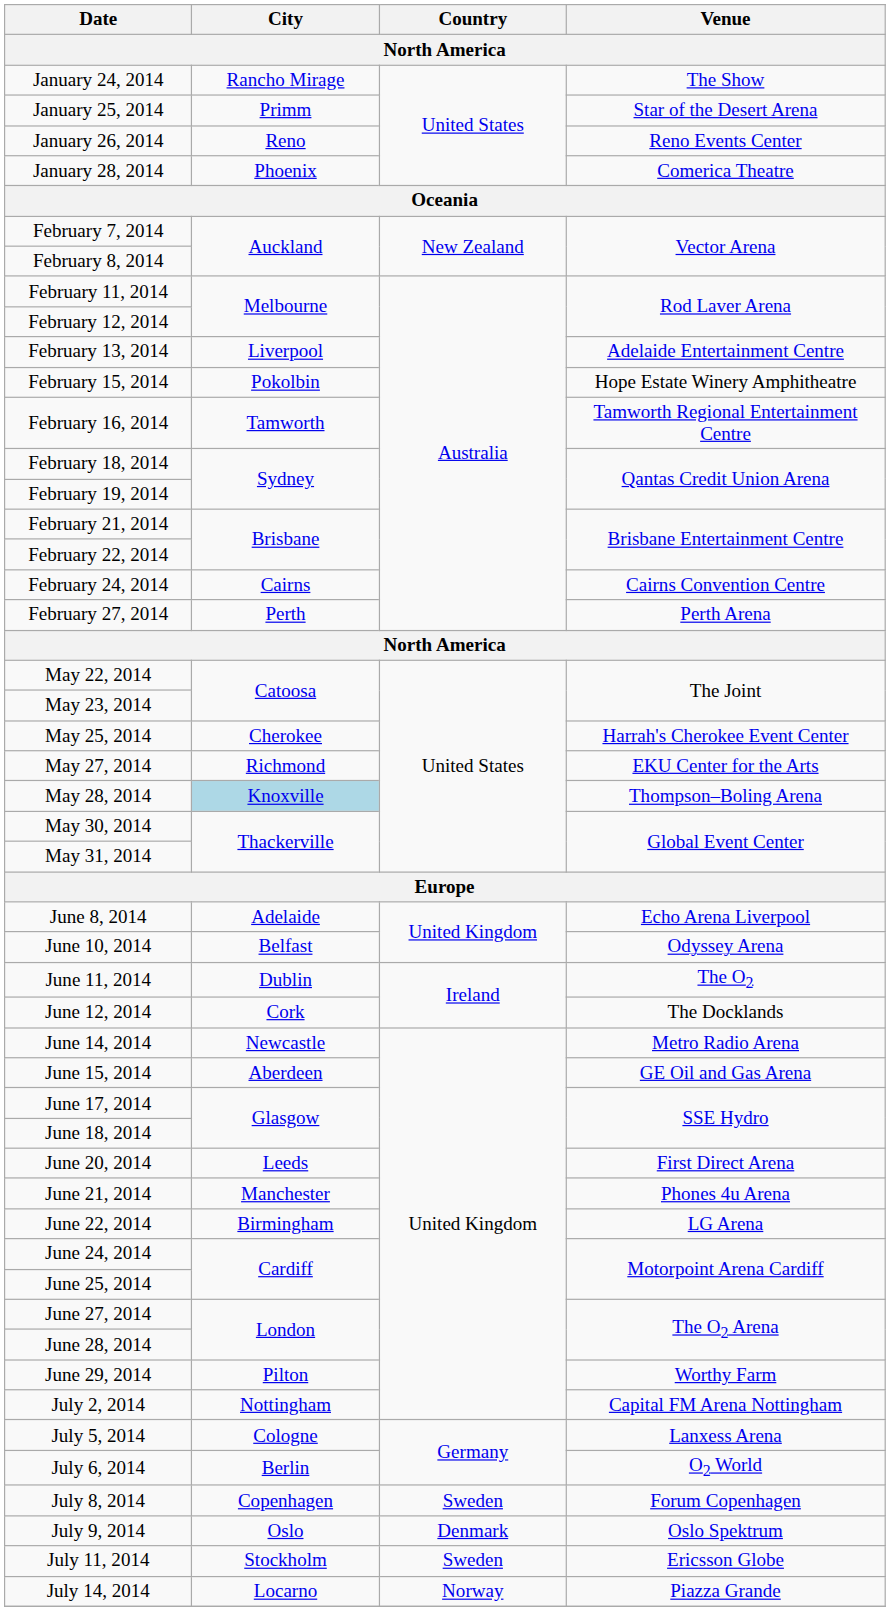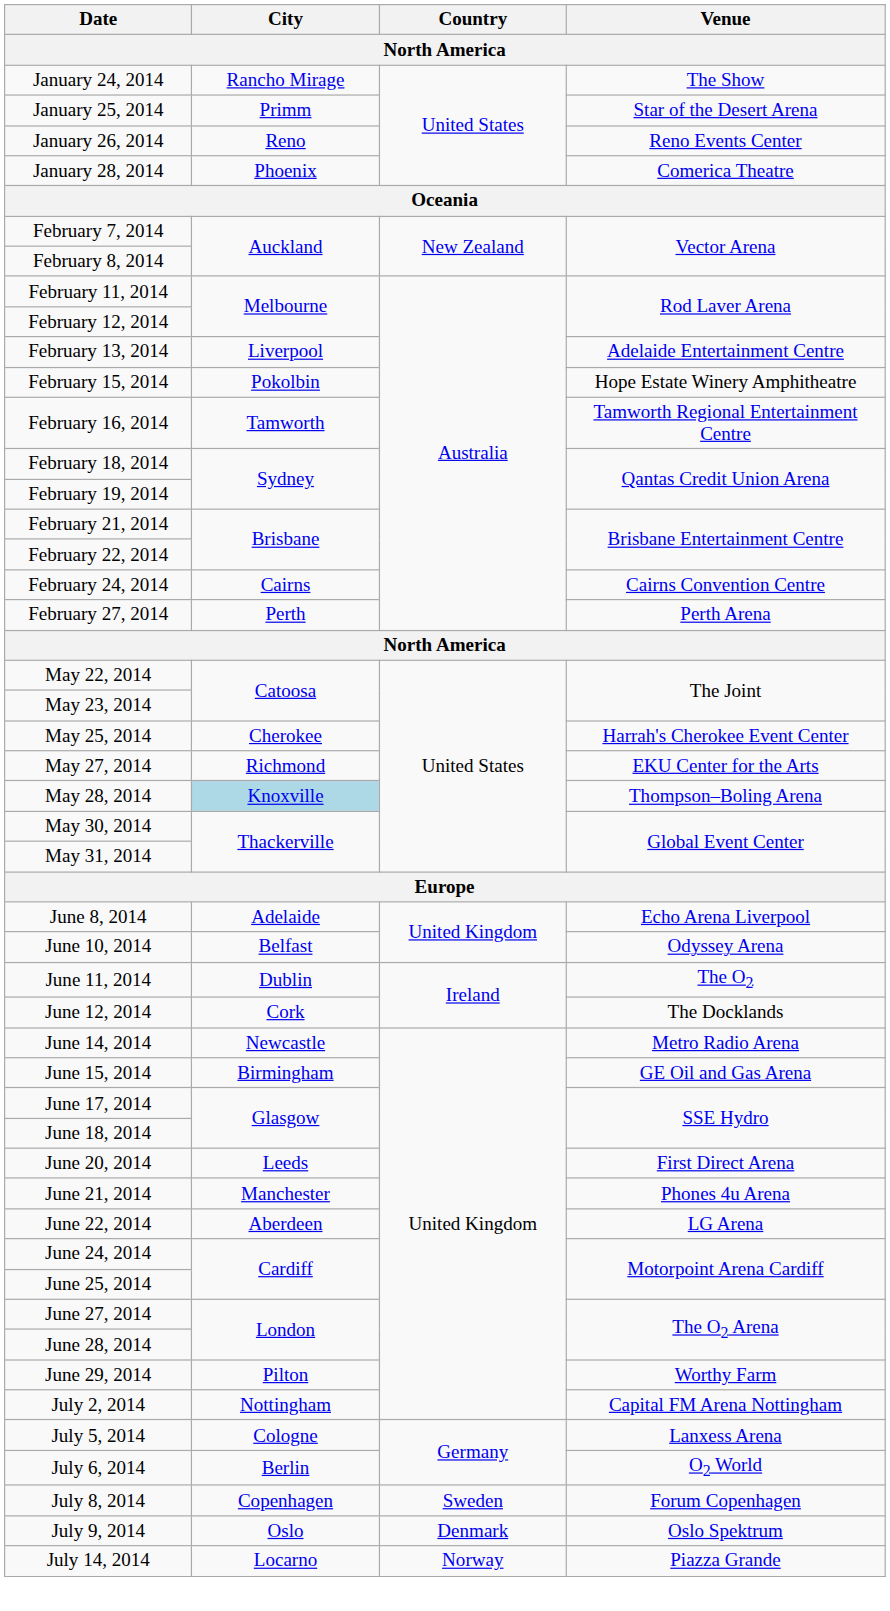(286, 1072) Aberdeen -> (286, 1072) Birmingham
(286, 1223) Birmingham -> (286, 1223) Aberdeen
- row: (98, 1560)
